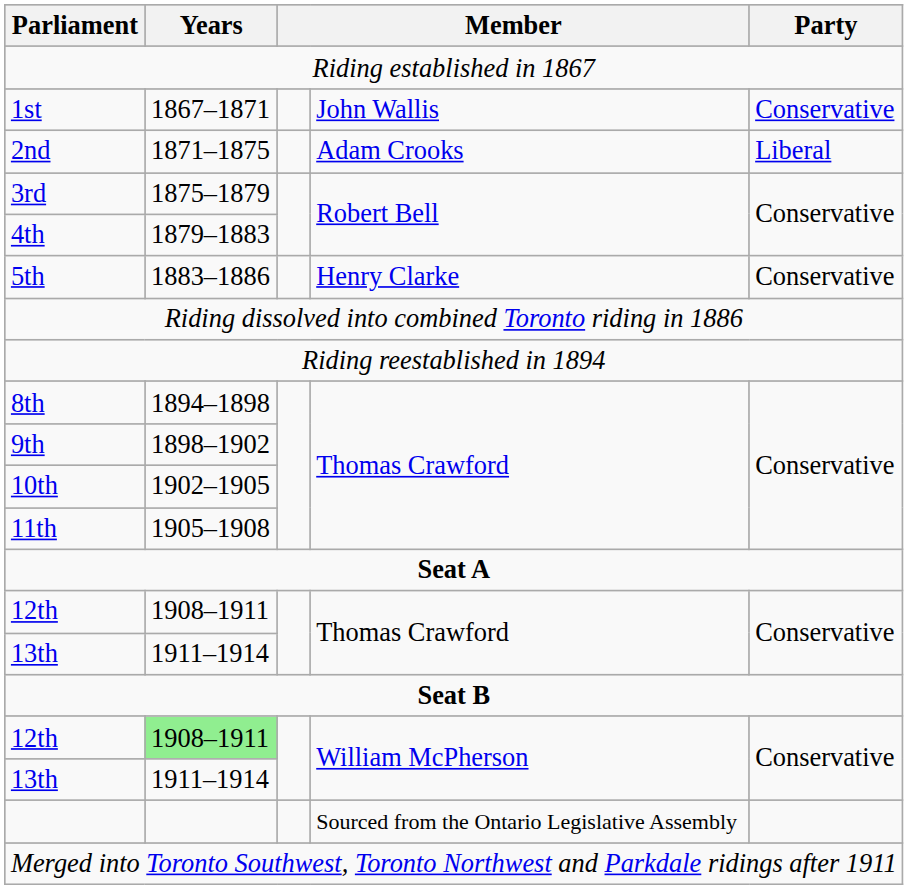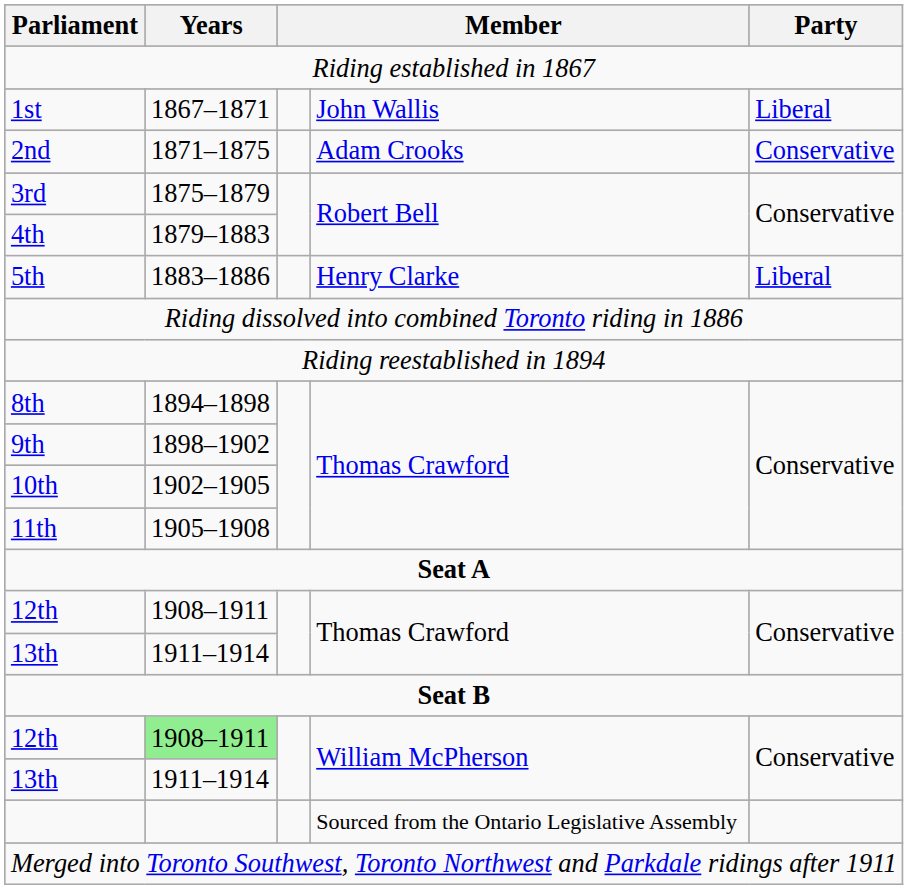(825, 109) Conservative -> (793, 109) Liberal
(793, 151) Liberal -> (825, 151) Conservative
(825, 276) Conservative -> (793, 276) Liberal
